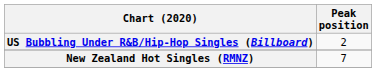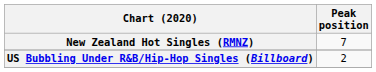rows swapped: (160, 59) <-> (160, 42)
